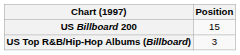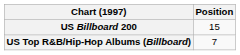(214, 42) 3 -> (214, 42) 7
